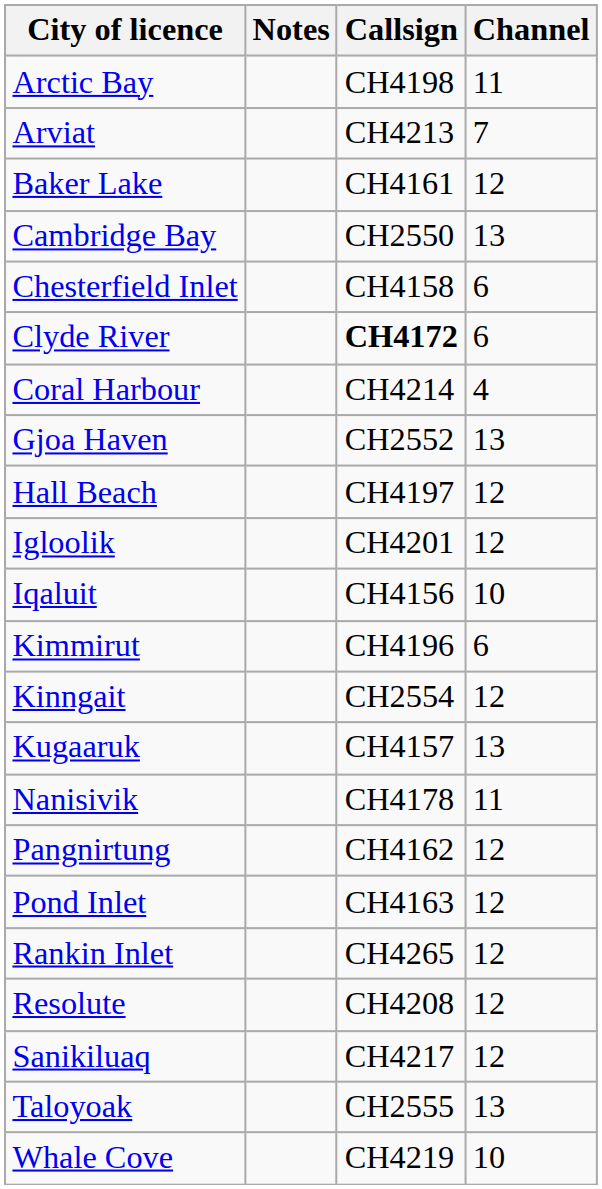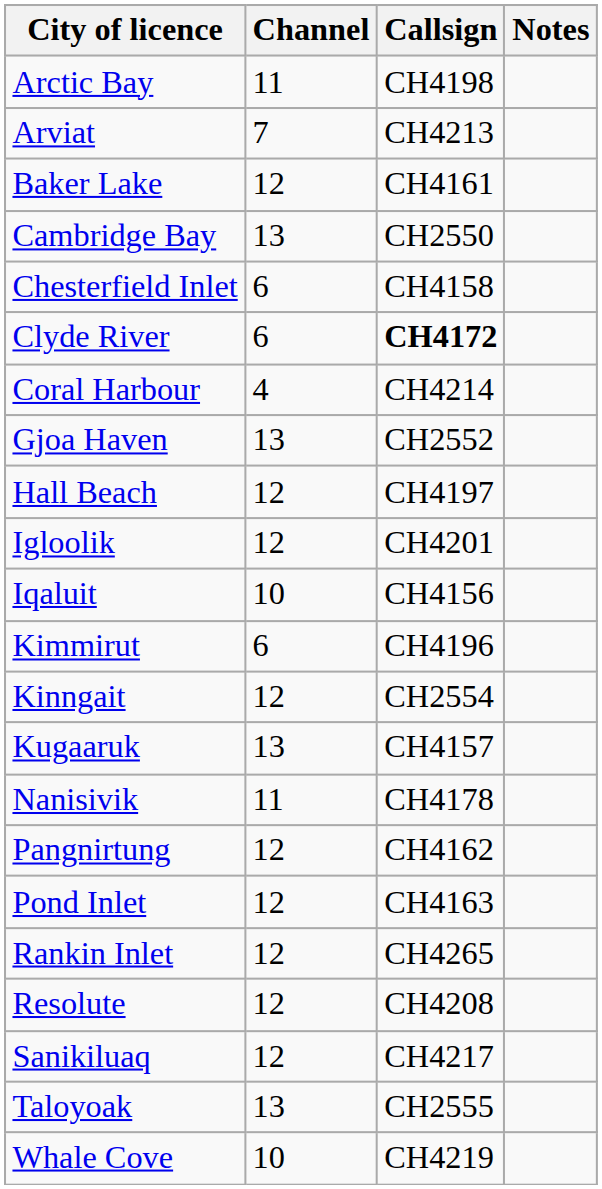columns swapped: (531, 30) <-> (291, 30)
